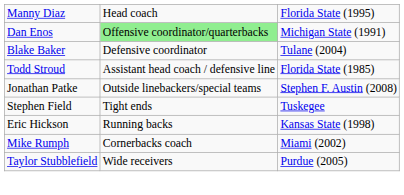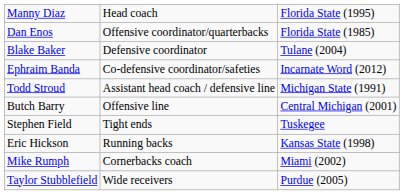(186, 32) lightgreen background -> (186, 32) no background
(333, 32) Michigan State (1991) -> (327, 32) Florida State (1985)
+ row: (44, 69)
(327, 69) Florida State (1985) -> (333, 87) Michigan State (1991)
- row: (42, 87)
+ row: (36, 106)
